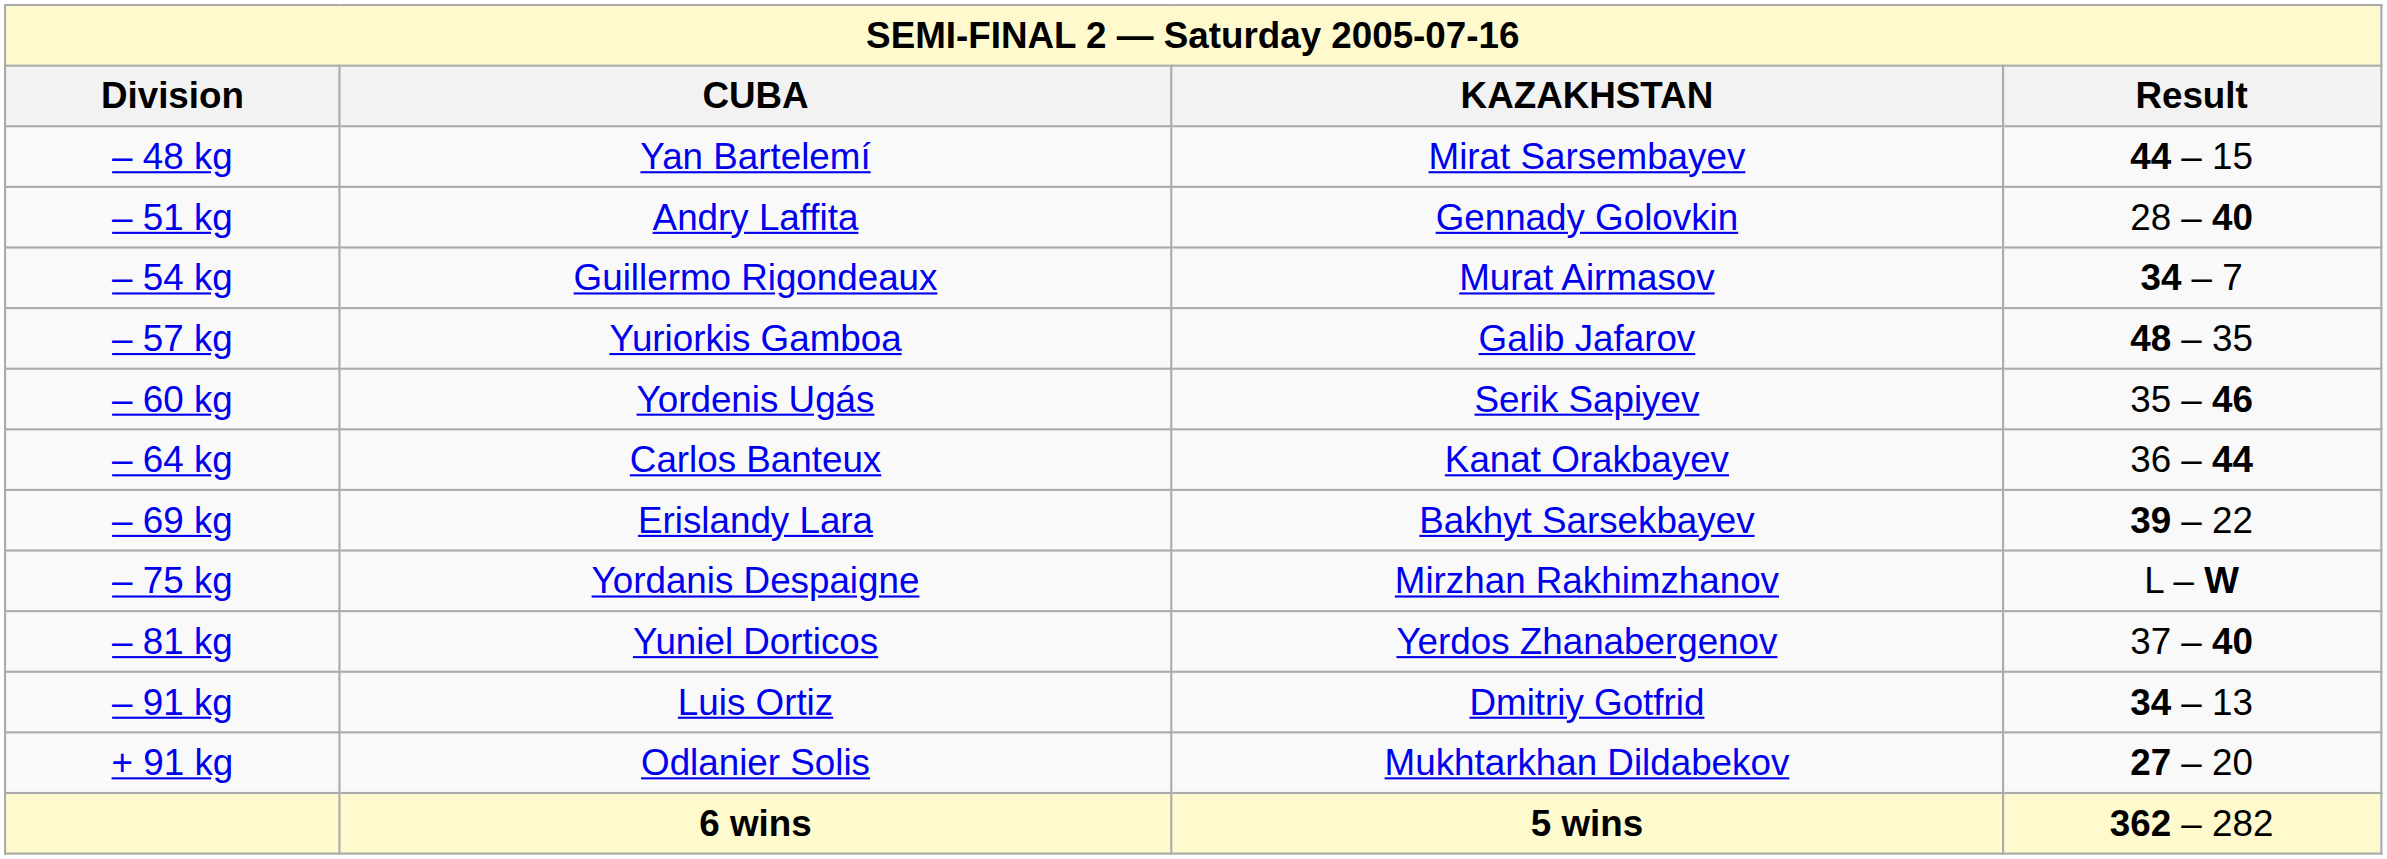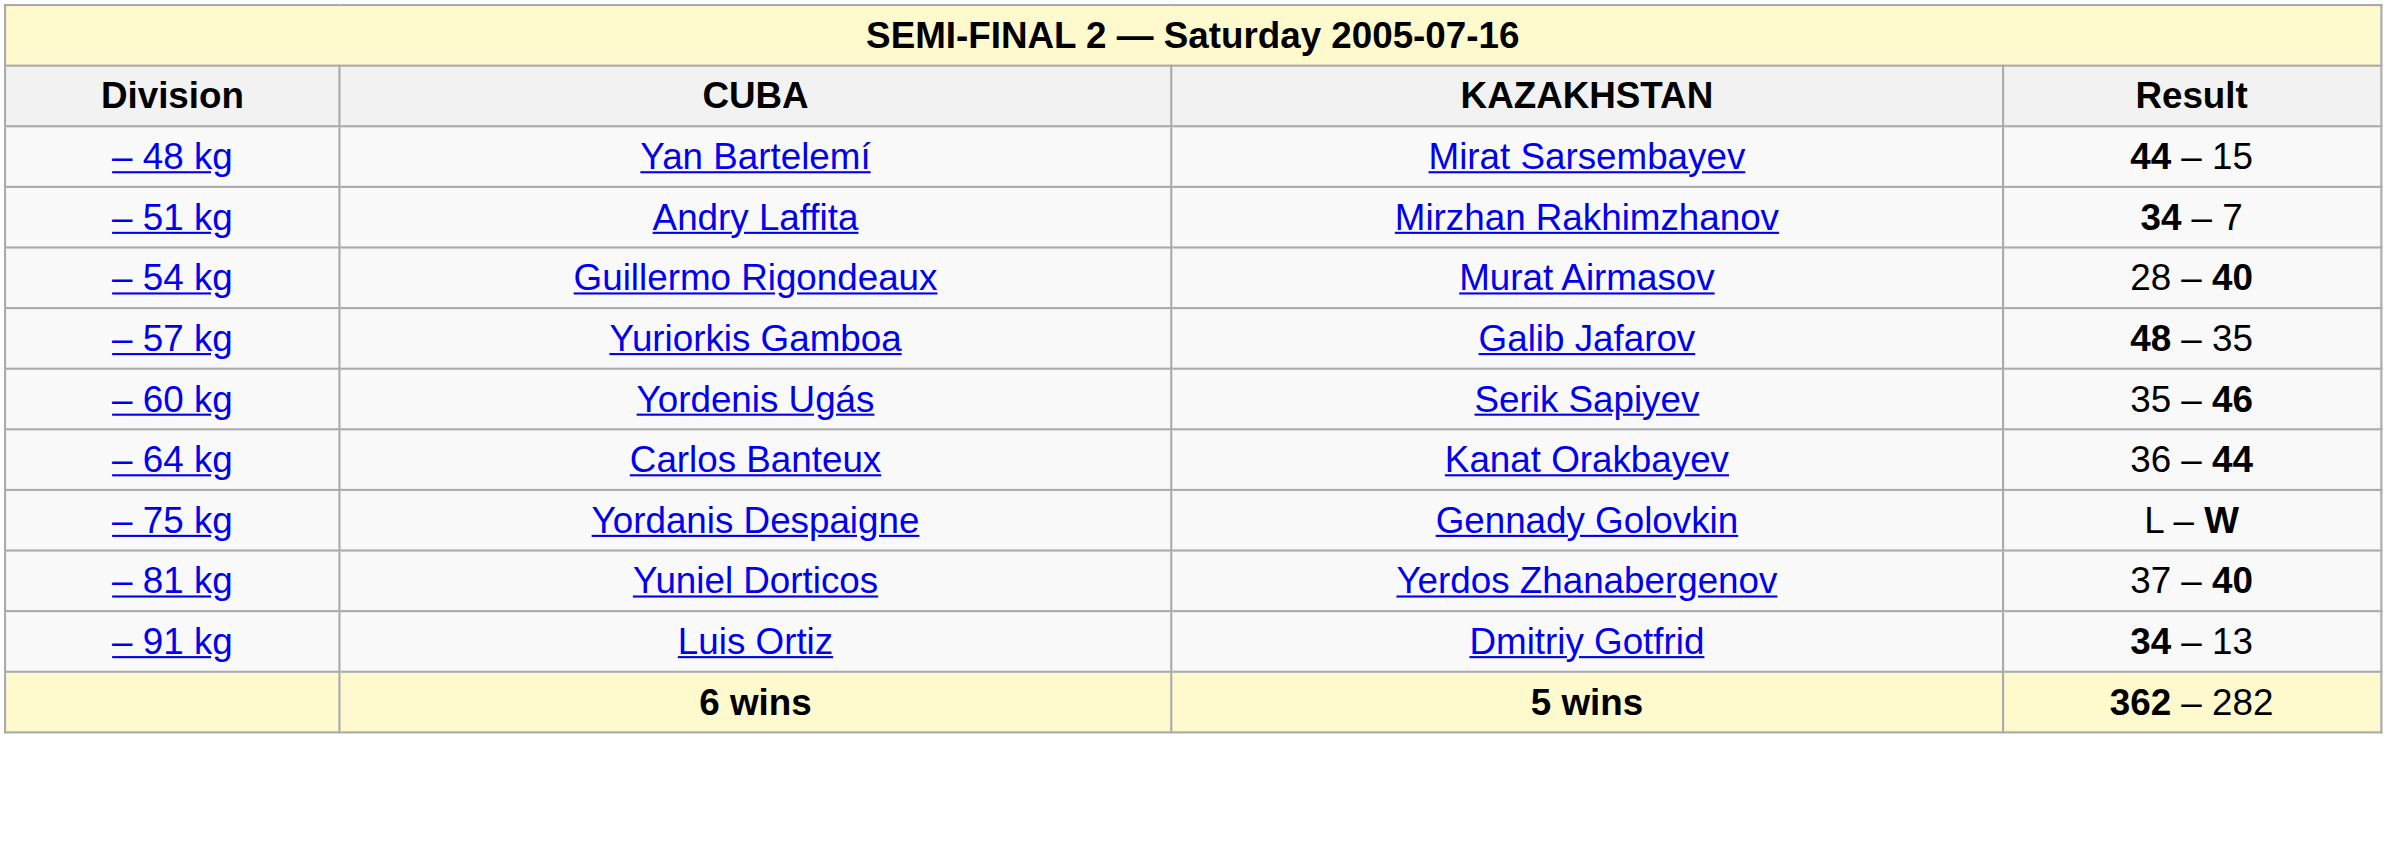(1587, 216) Gennady Golovkin -> (1587, 216) Mirzhan Rakhimzhanov
(2192, 216) 28 – 40 -> (2192, 216) 34 – 7
(2192, 277) 34 – 7 -> (2192, 277) 28 – 40
- row: (172, 519)
(1587, 580) Mirzhan Rakhimzhanov -> (1587, 519) Gennady Golovkin
- row: (172, 762)
